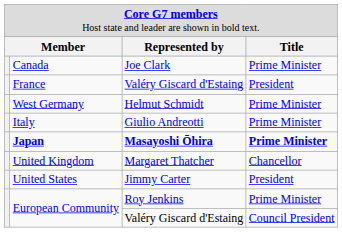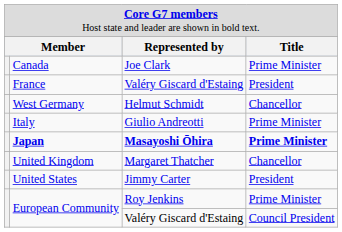(285, 103) Prime Minister -> (275, 103) Chancellor
